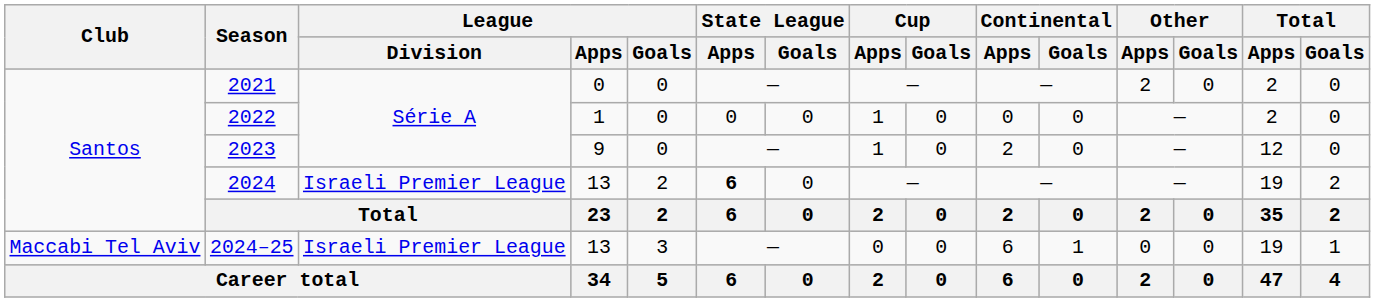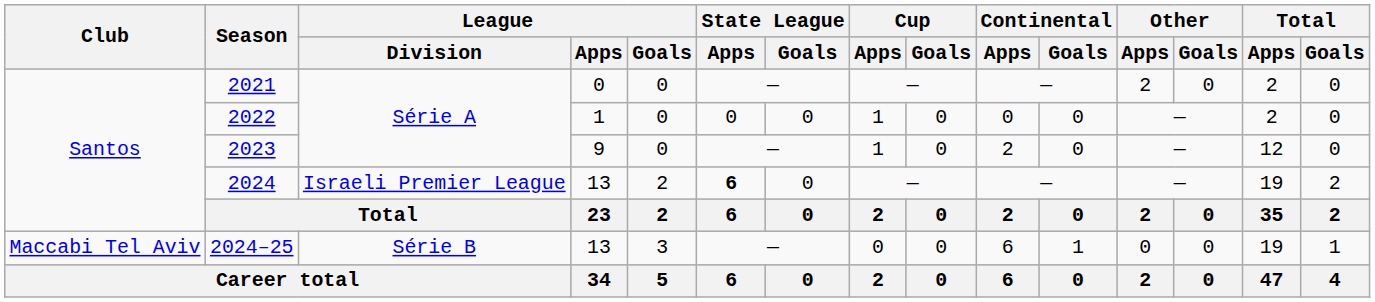(434, 248) Israeli Premier League -> (434, 248) Série B
